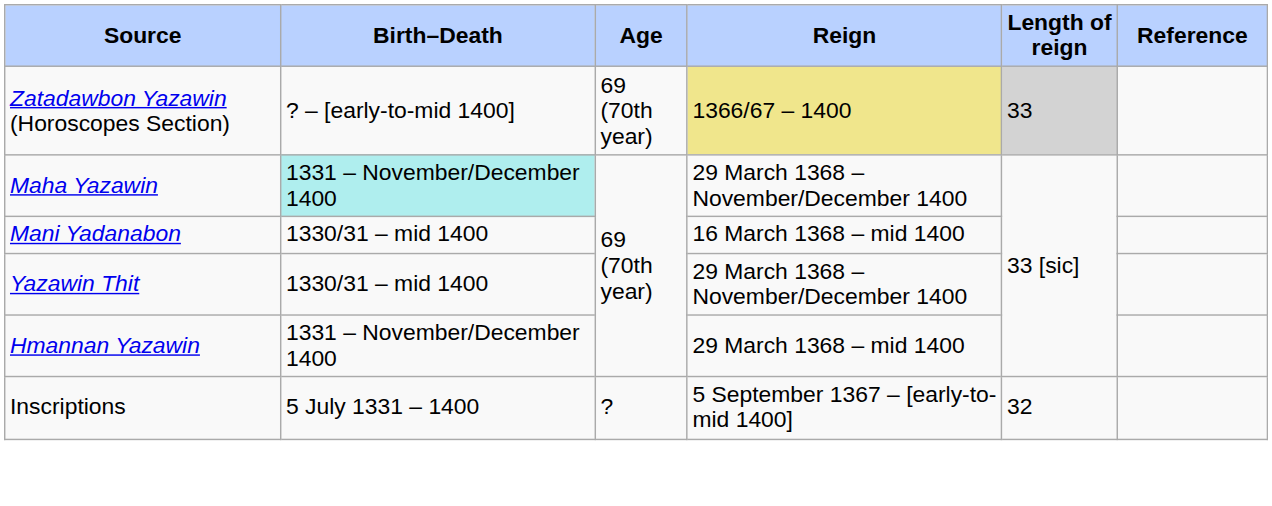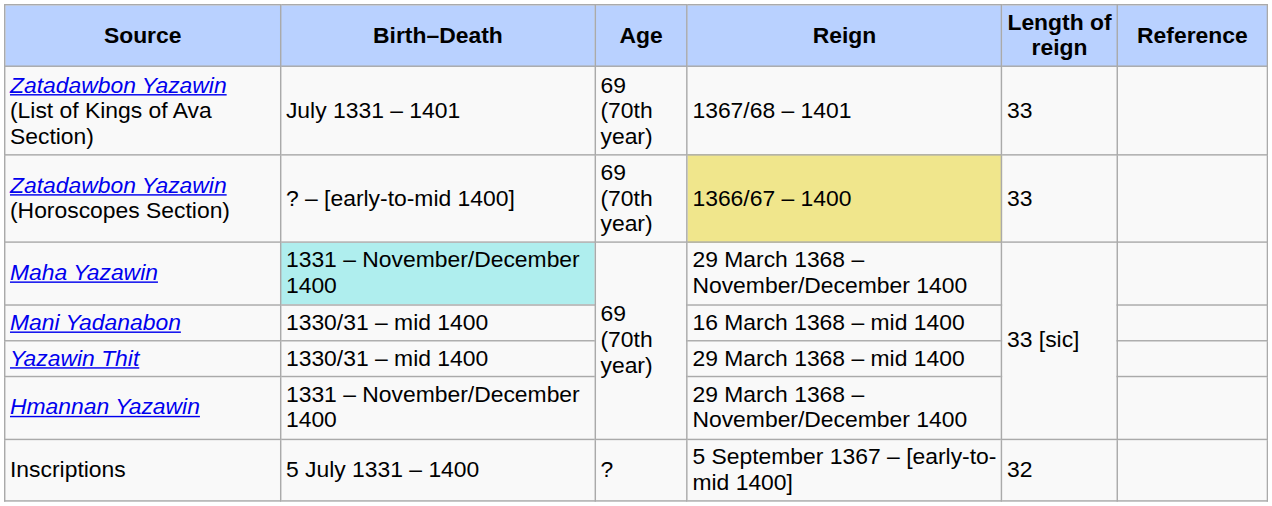+ row: (118, 110)
(1020, 110) lightgrey background -> (1020, 198) no background
(830, 283) 29 March 1368 – November/December 1400 -> (829, 358) 29 March 1368 – mid 1400
(829, 345) 29 March 1368 – mid 1400 -> (830, 407) 29 March 1368 – November/December 1400
